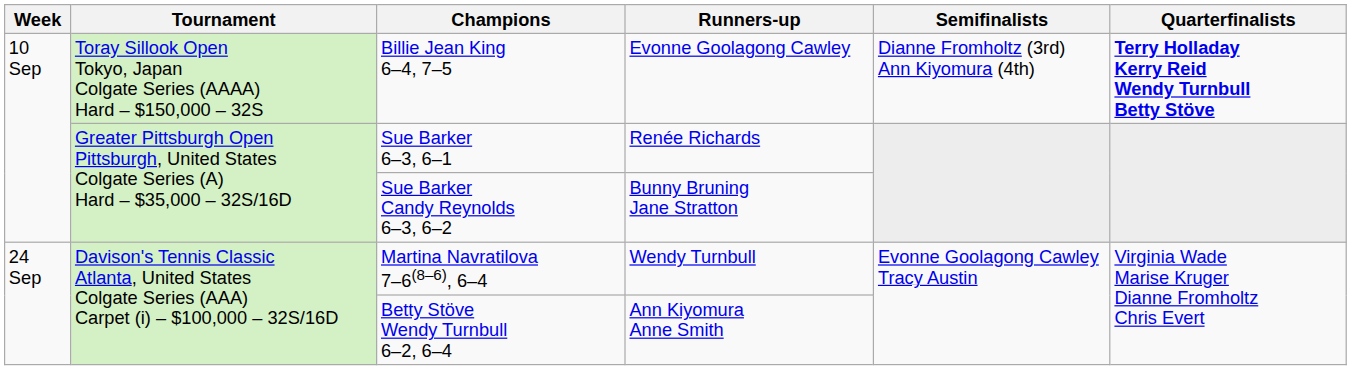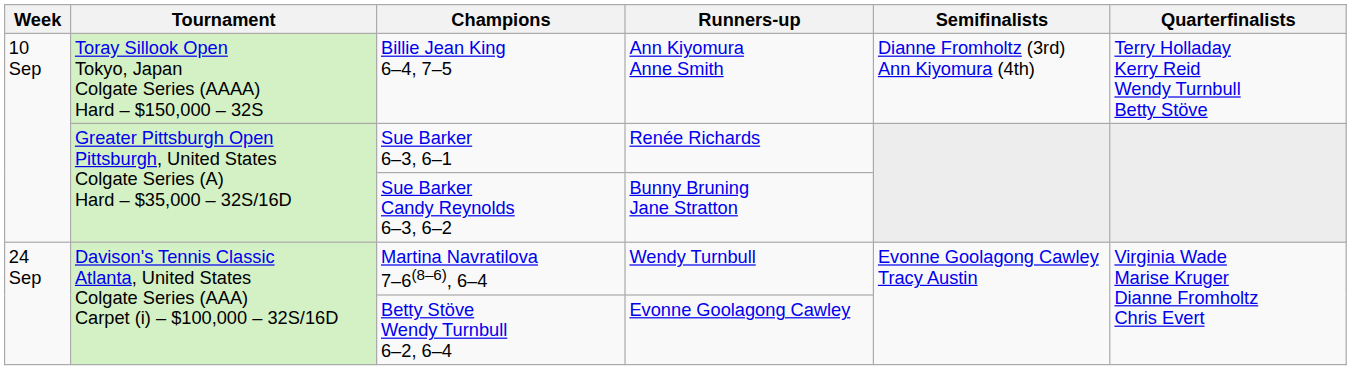(740, 48) Evonne Goolagong Cawley -> (687, 58) Ann Kiyomura Anne Smith
(1182, 79) bold -> (1178, 79) normal
(687, 320) Ann Kiyomura Anne Smith -> (740, 310) Evonne Goolagong Cawley
